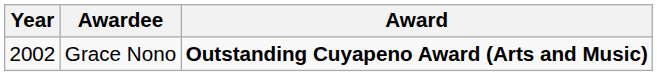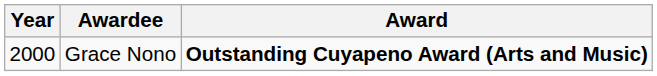(32, 53) 2002 -> (32, 53) 2000
